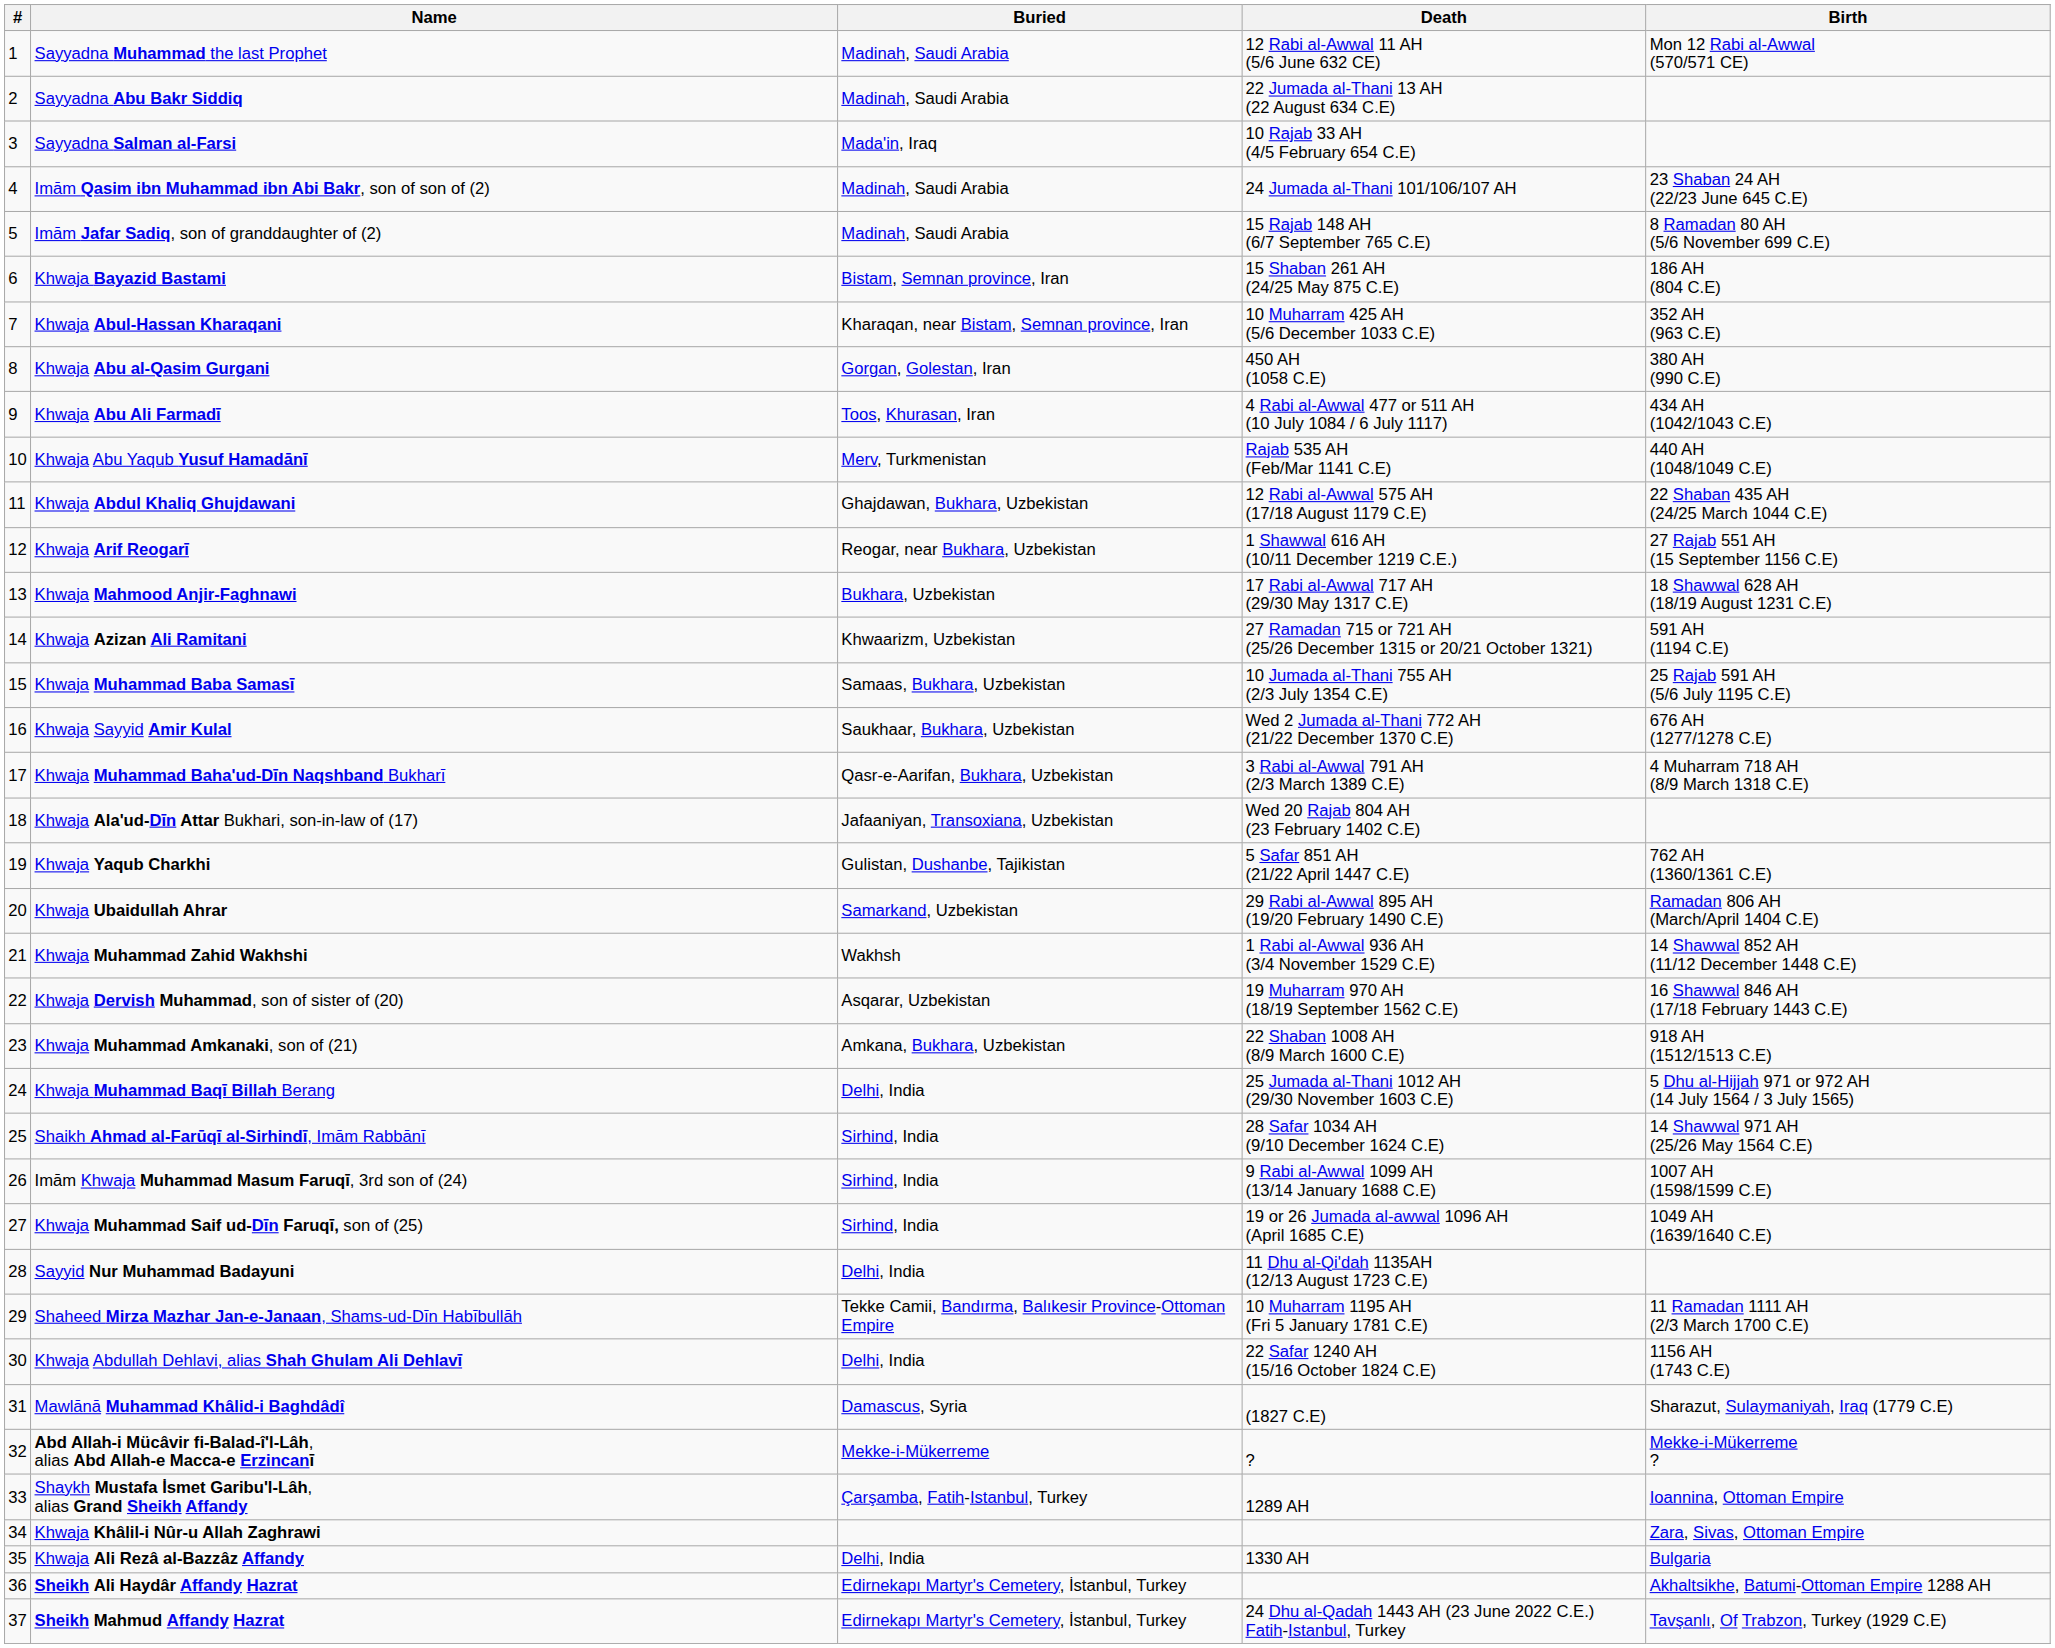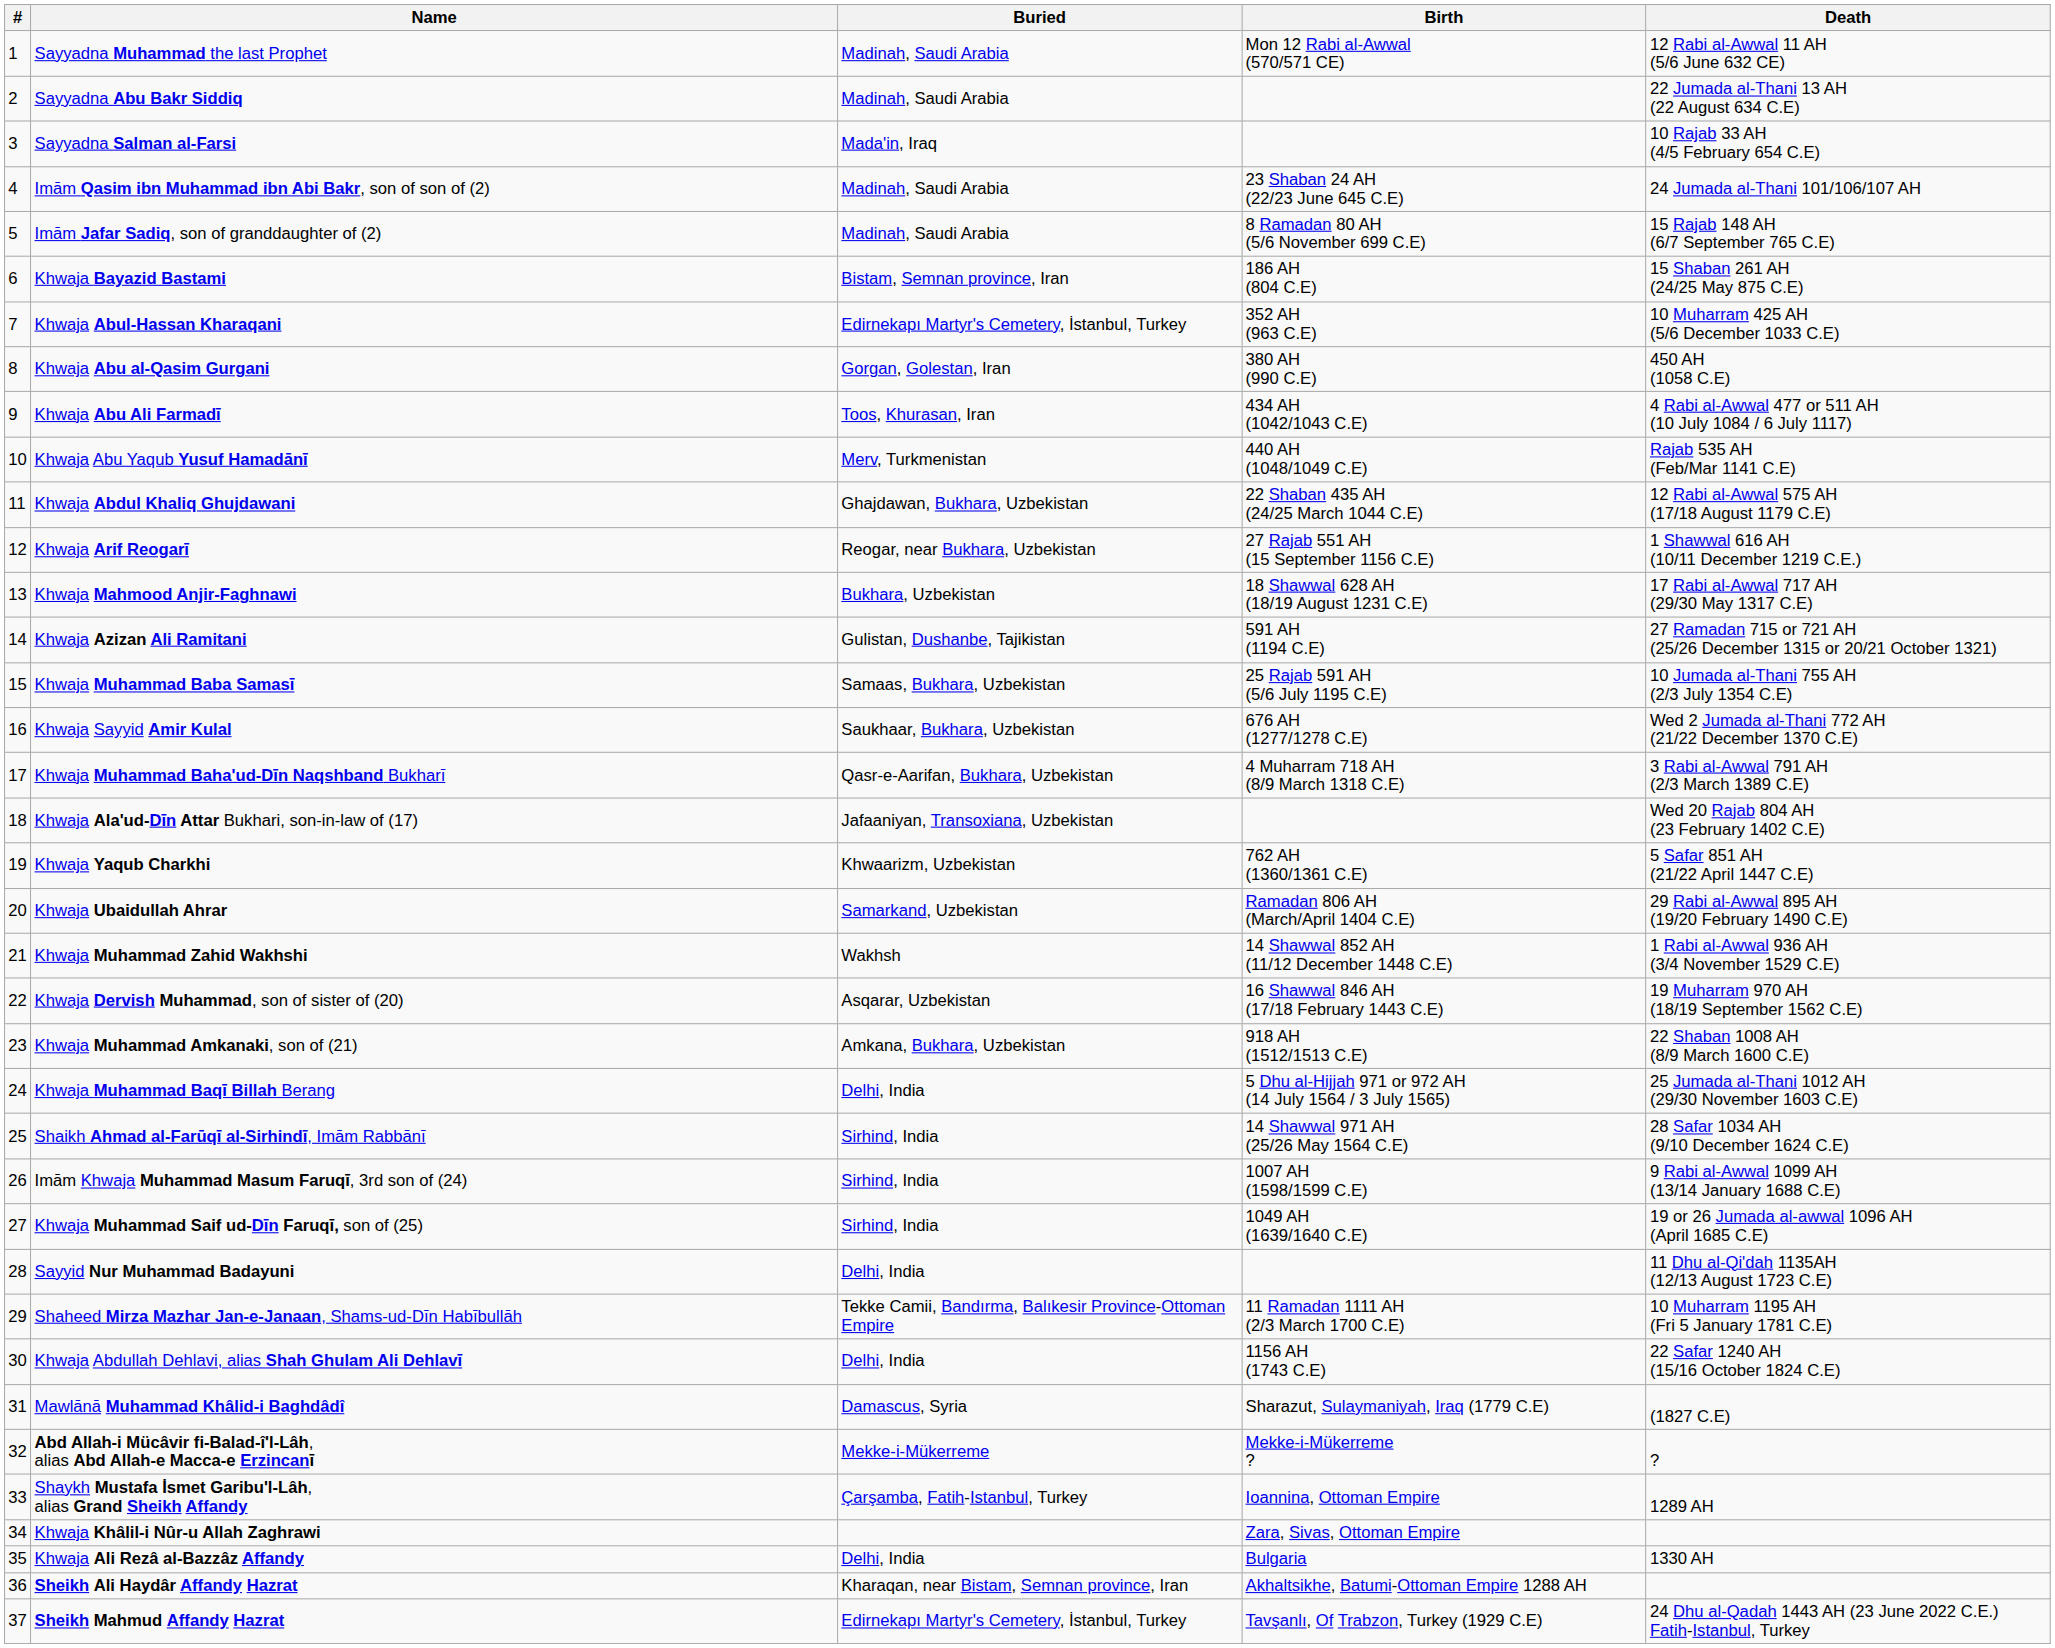columns swapped: (1848, 17) <-> (1444, 17)
(1015, 324) Kharaqan, near Bistam, Semnan province, Iran -> (1014, 324) Edirnekapı Martyr's Cemetery, İstanbul, Turkey
(928, 639) Khwaarizm, Uzbekistan -> (953, 639) Gulistan, Dushanbe, Tajikistan
(953, 865) Gulistan, Dushanbe, Tajikistan -> (928, 865) Khwaarizm, Uzbekistan
(1014, 1585) Edirnekapı Martyr's Cemetery, İstanbul, Turkey -> (1015, 1585) Kharaqan, near Bistam, Semnan province, Iran
